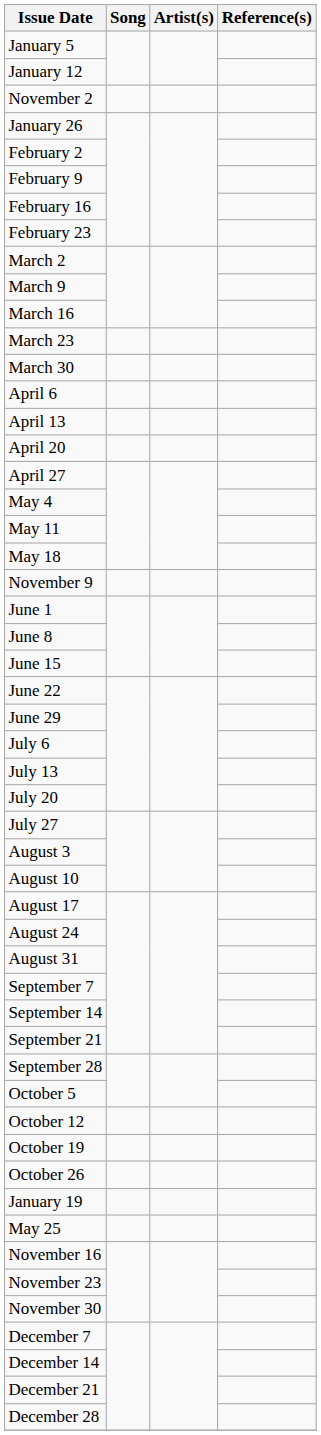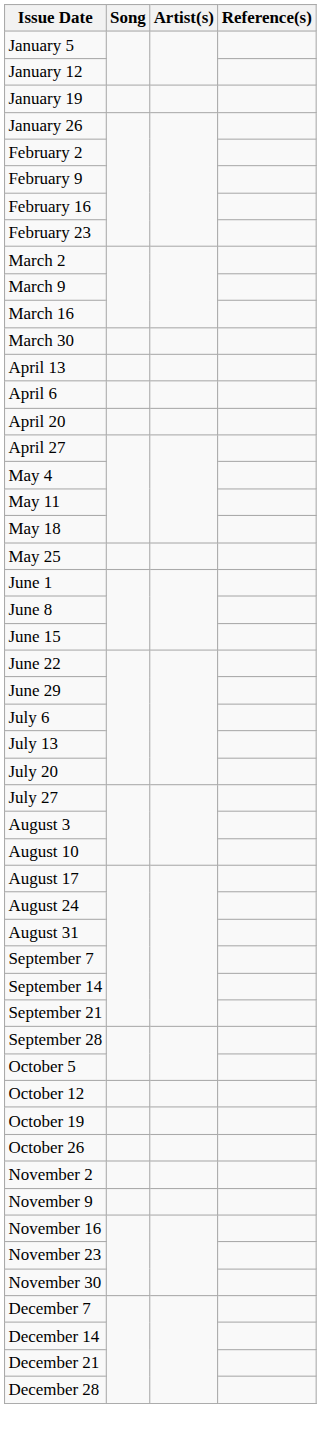rows swapped: (45, 1201) <-> (51, 98)
- row: (41, 340)
rows swapped: (33, 394) <-> (37, 421)
rows swapped: (35, 1228) <-> (51, 582)
